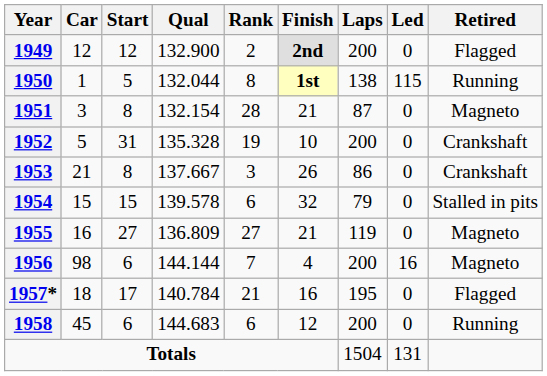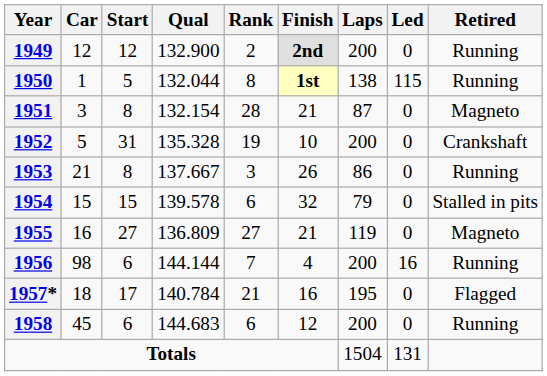(485, 50) Flagged -> (485, 50) Running
(485, 171) Crankshaft -> (485, 171) Running
(485, 263) Magneto -> (485, 263) Running
